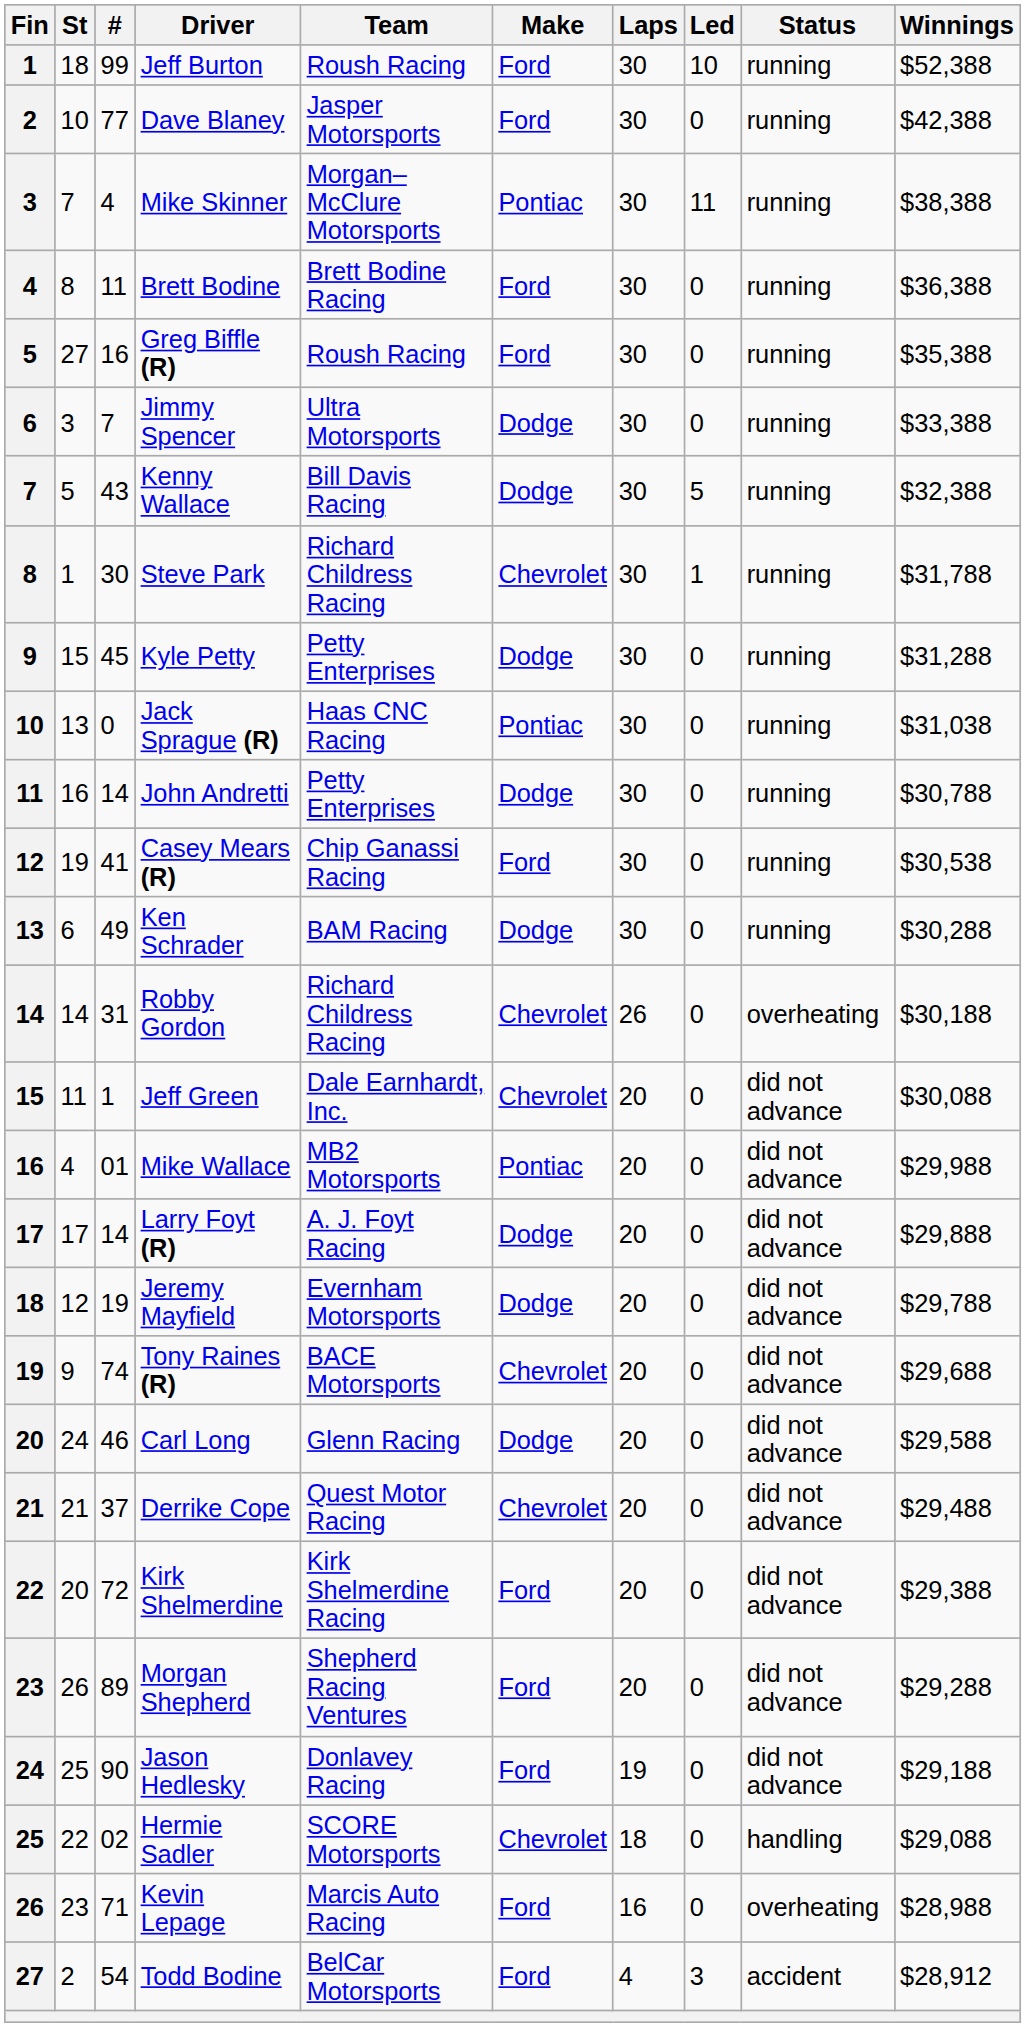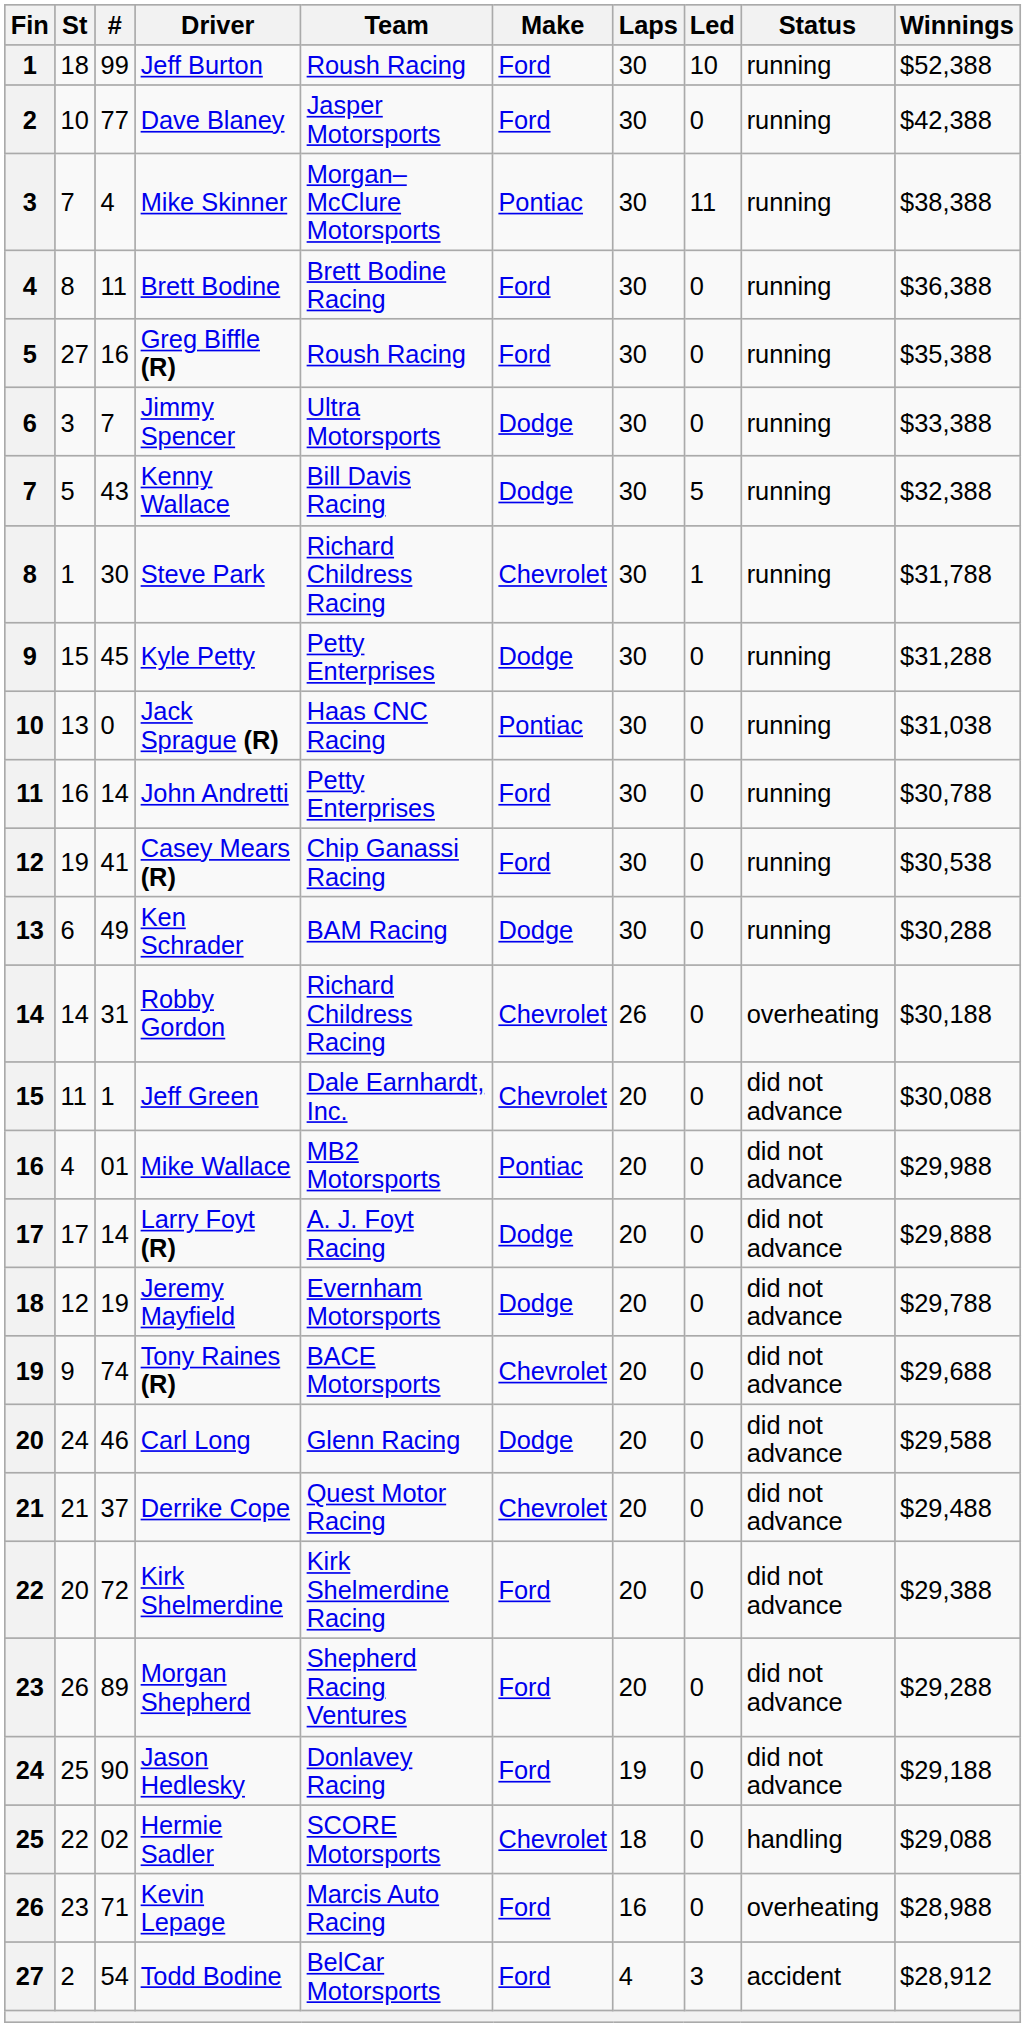(536, 794) Dodge -> (524, 794) Ford
